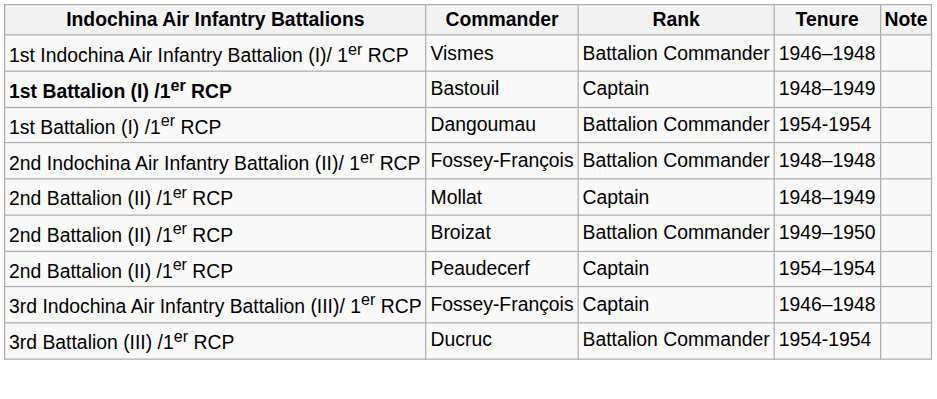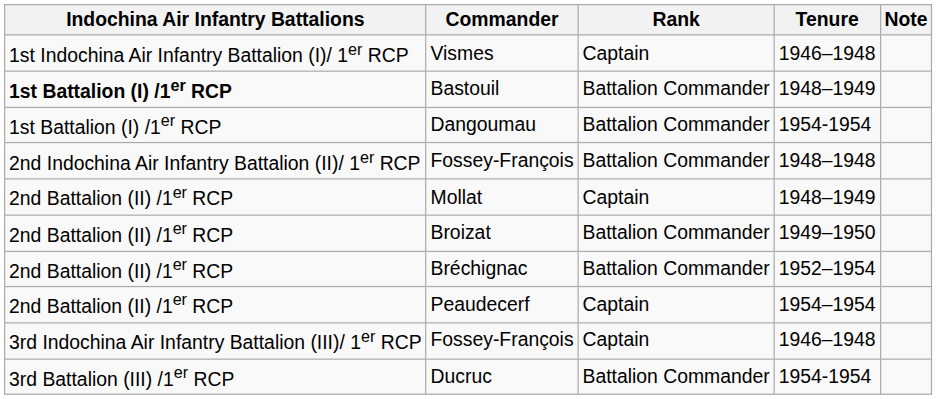(676, 53) Battalion Commander -> (616, 53) Captain
(616, 89) Captain -> (676, 89) Battalion Commander
+ row: (479, 268)
